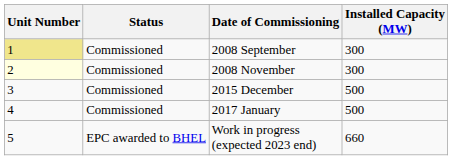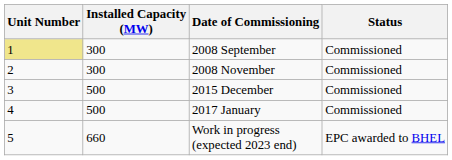columns swapped: (395, 21) <-> (146, 21)
(11, 69) lightyellow background -> (11, 69) no background
